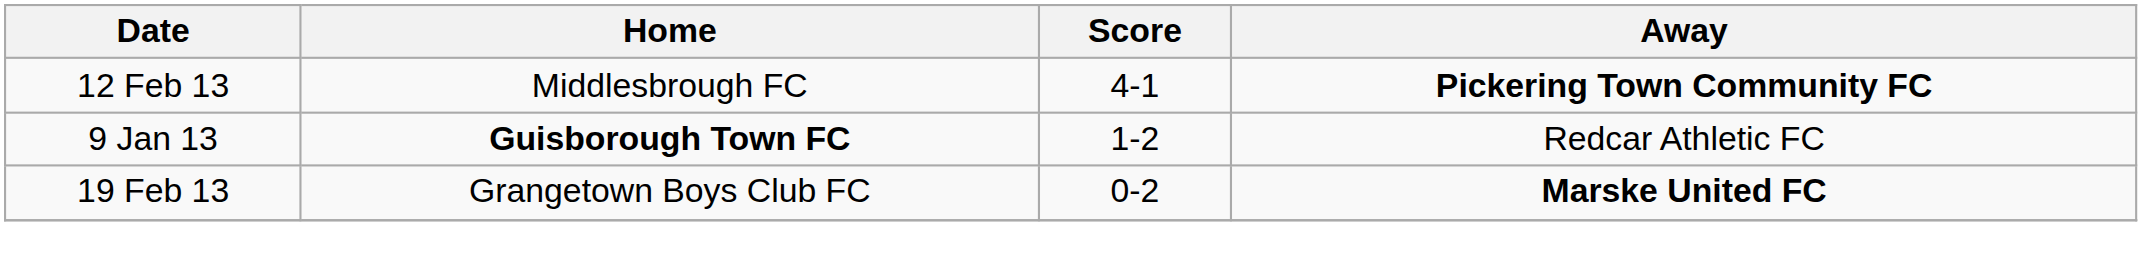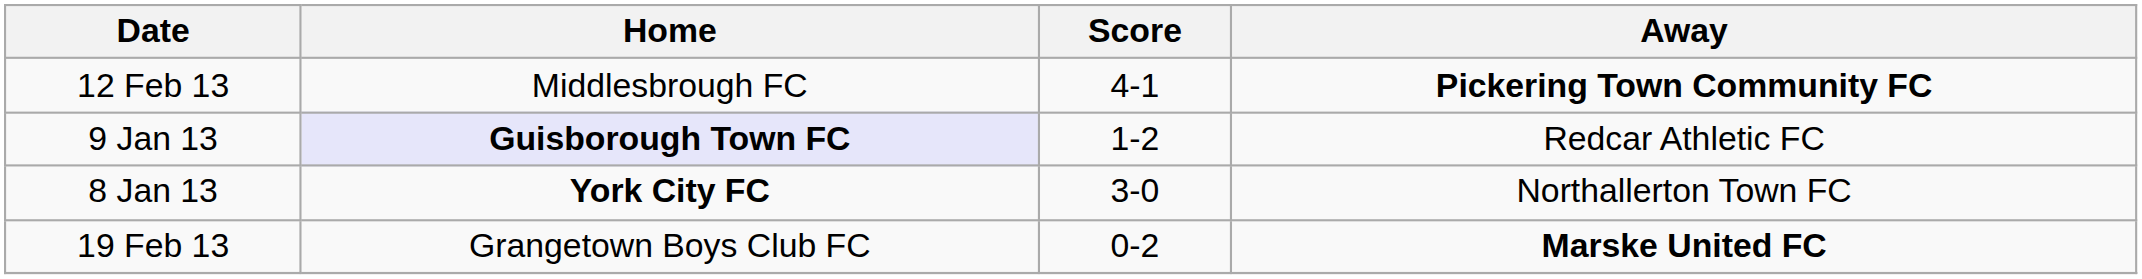(670, 138) no background -> (670, 138) lavender background
+ row: (153, 191)
